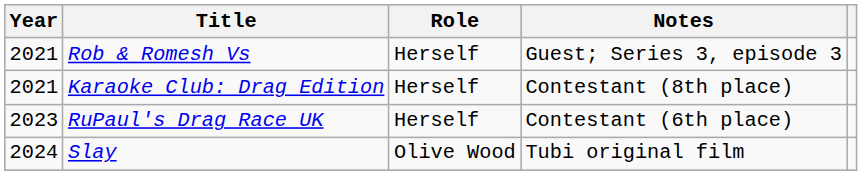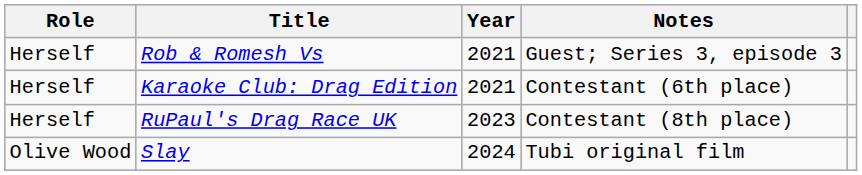columns swapped: (34, 21) <-> (455, 21)
(659, 87) Contestant (8th place) -> (659, 87) Contestant (6th place)
(659, 120) Contestant (6th place) -> (659, 120) Contestant (8th place)
